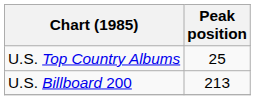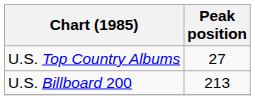(217, 58) 25 -> (217, 58) 27
